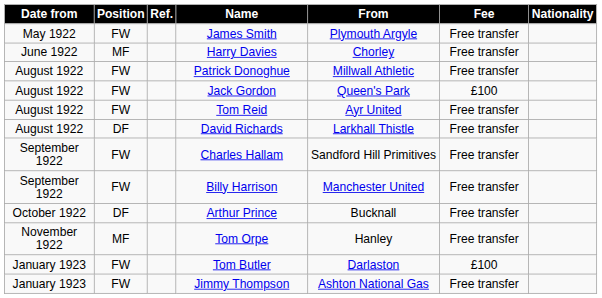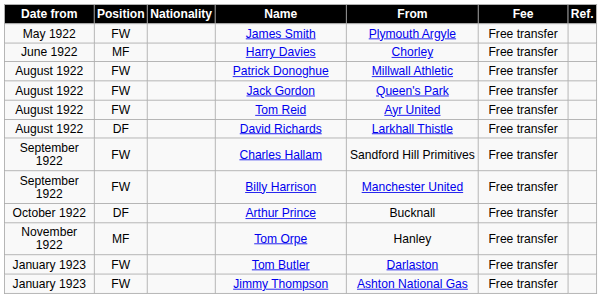columns swapped: (563, 14) <-> (162, 14)
(484, 91) £100 -> (523, 91) Free transfer
(484, 265) £100 -> (523, 265) Free transfer
